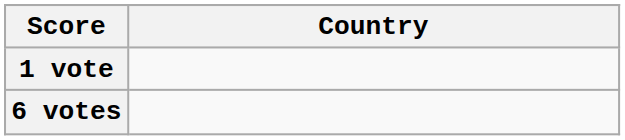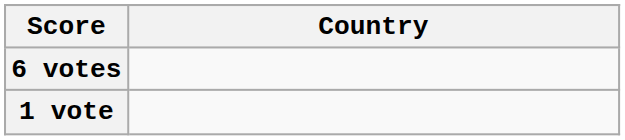rows swapped: (66, 112) <-> (66, 69)
